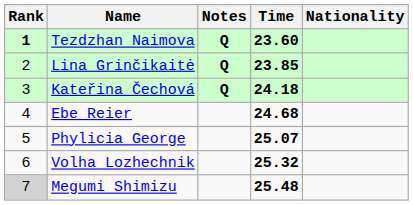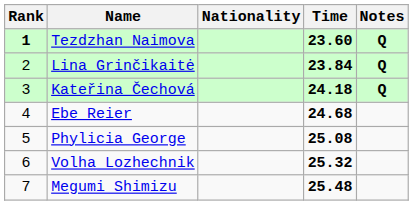columns swapped: (355, 17) <-> (224, 17)
(276, 65) 23.85 -> (330, 65) 23.84
(276, 139) 25.07 -> (330, 139) 25.08
(26, 187) lightgrey background -> (26, 187) no background
